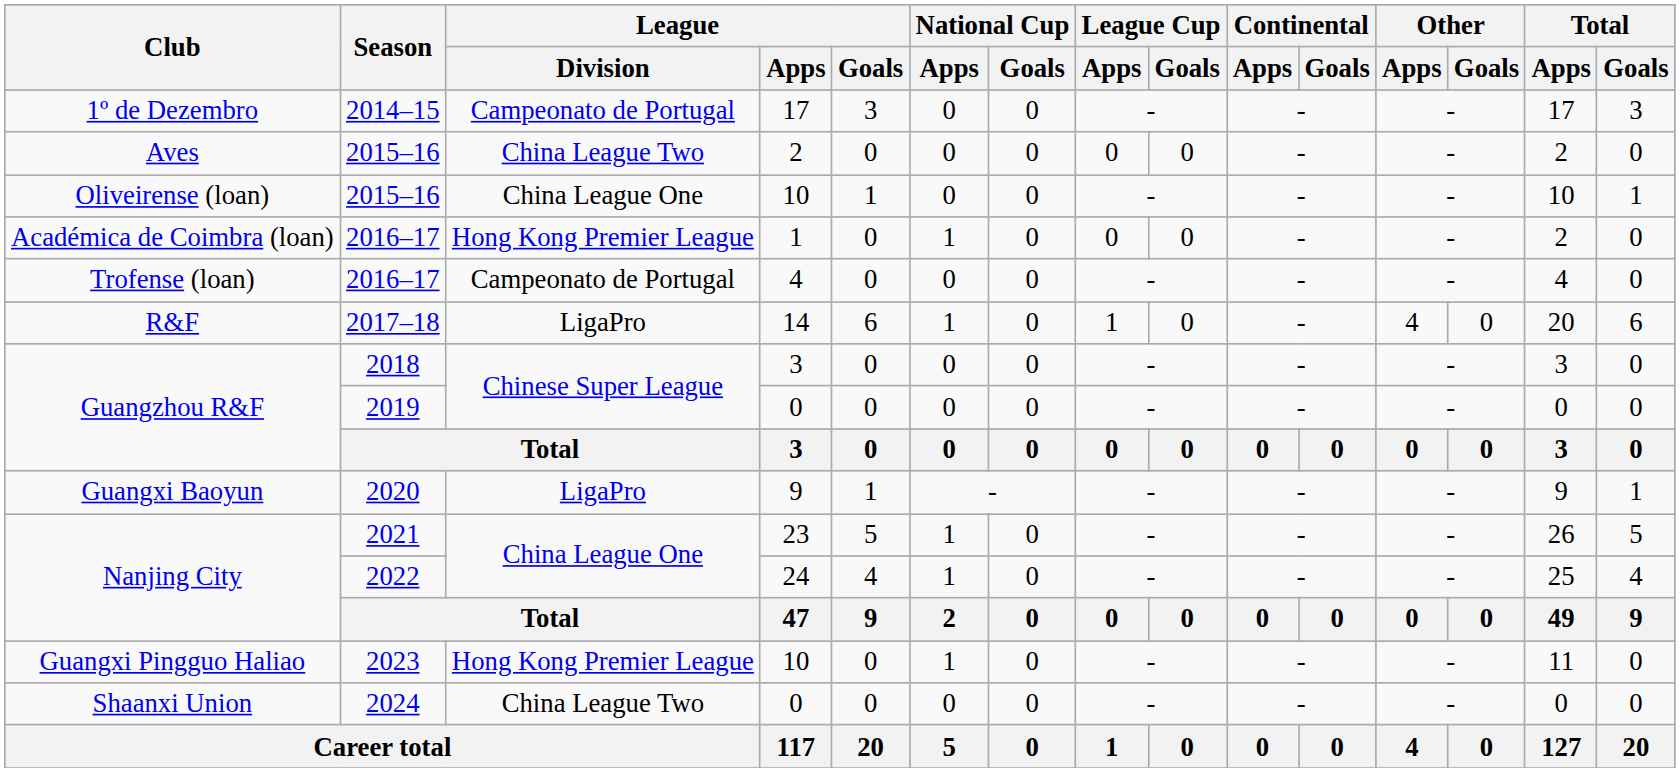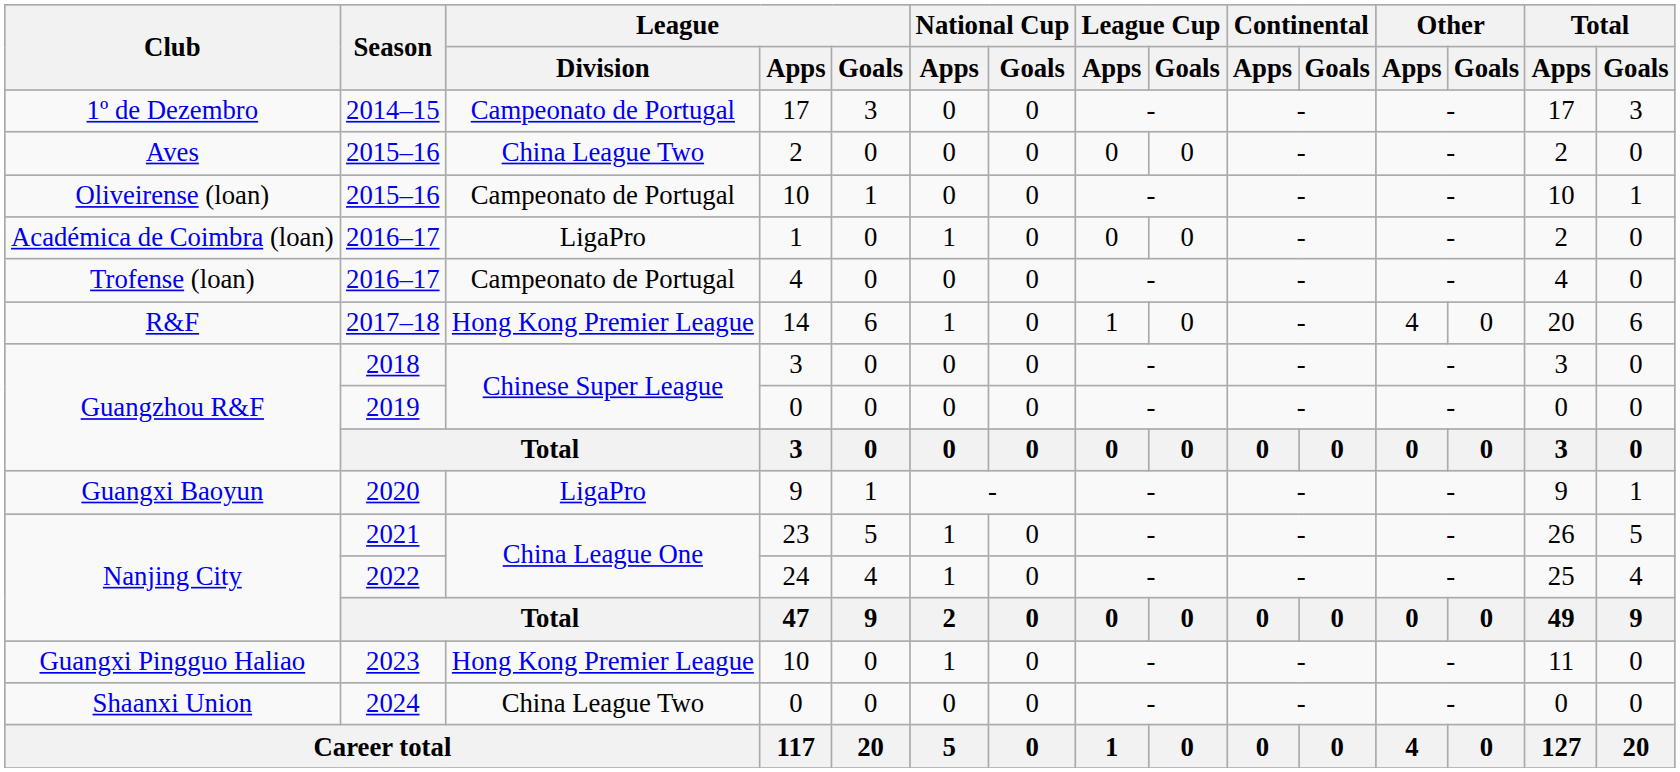(603, 195) China League One -> (603, 195) Campeonato de Portugal
(603, 237) Hong Kong Premier League -> (603, 237) LigaPro
(603, 322) LigaPro -> (603, 322) Hong Kong Premier League
